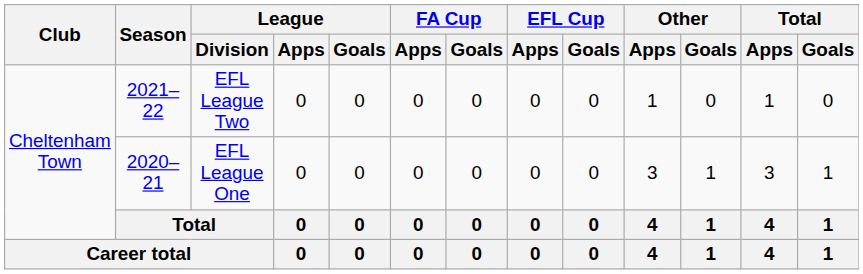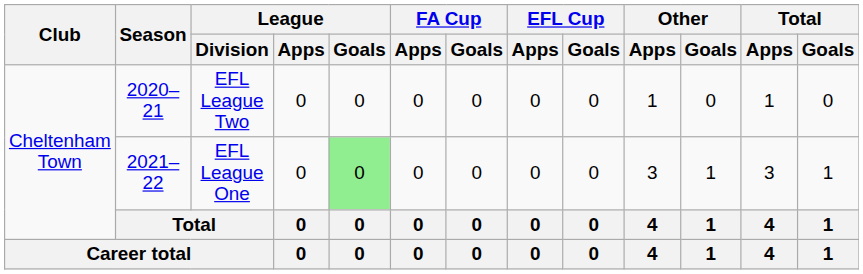(153, 100) 2021–22 -> (153, 100) 2020–21
(153, 173) 2020–21 -> (153, 173) 2021–22
(360, 173) no background -> (360, 173) lightgreen background
